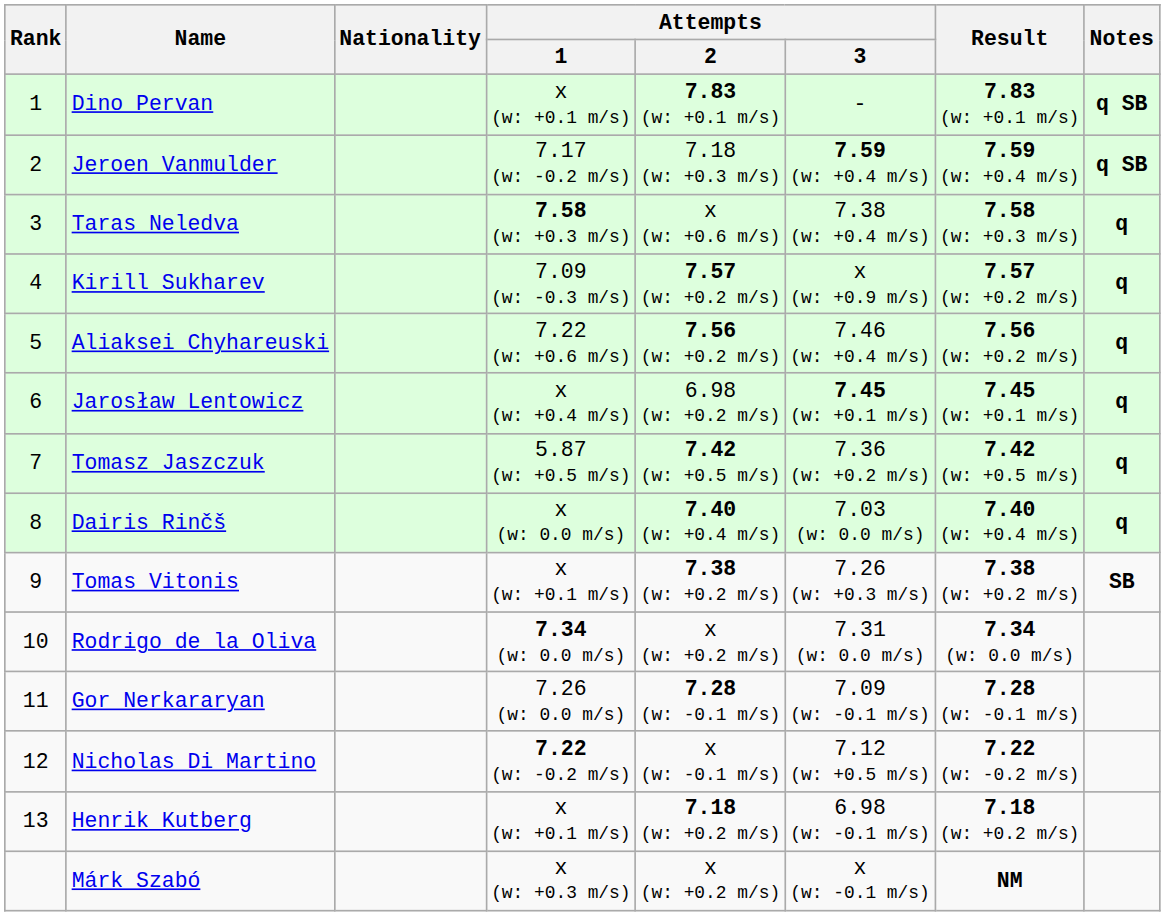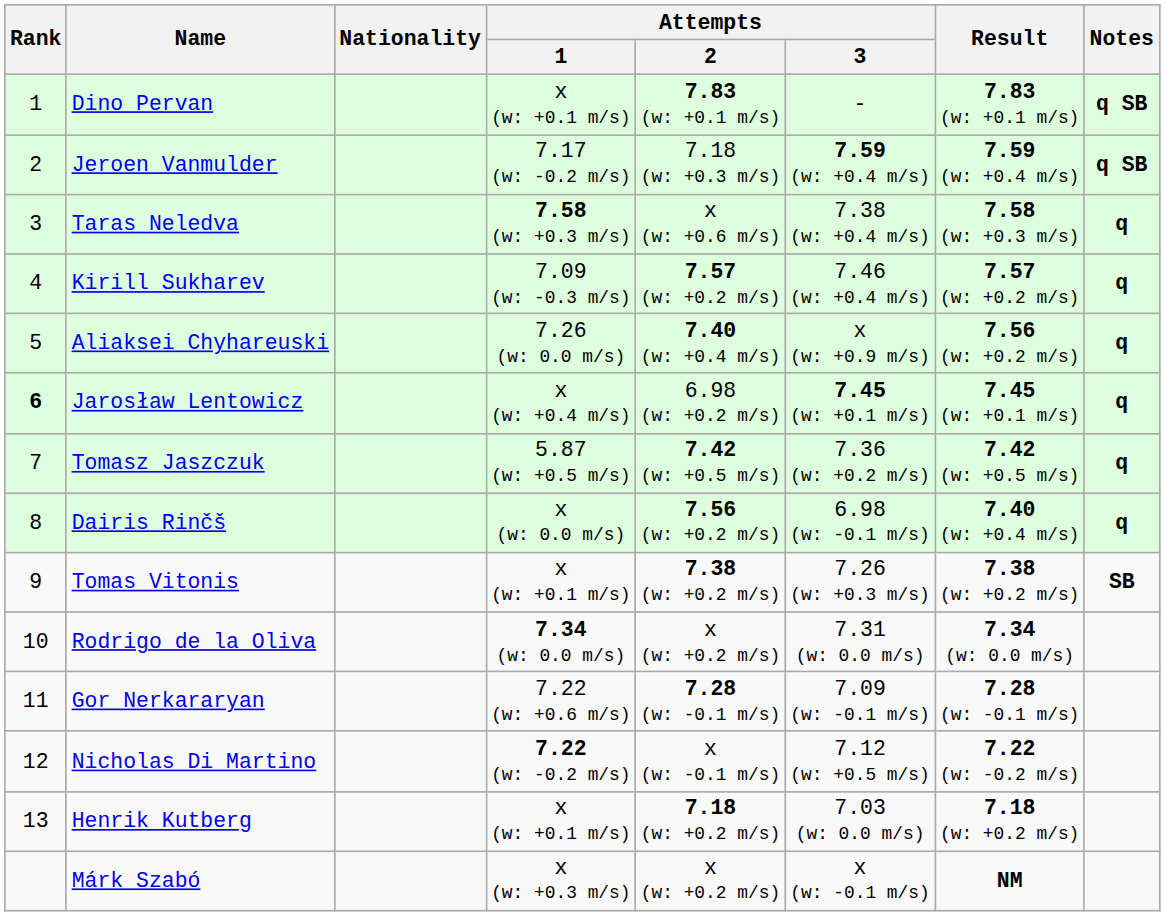(860, 283) x (w: +0.9 m/s) -> (860, 283) 7.46 (w: +0.4 m/s)
(561, 343) 7.22 (w: +0.6 m/s) -> (561, 343) 7.26 (w: 0.0 m/s)
(710, 343) 7.56 (w: +0.2 m/s) -> (710, 343) 7.40 (w: +0.4 m/s)
(860, 343) 7.46 (w: +0.4 m/s) -> (860, 343) x (w: +0.9 m/s)
(36, 403) normal -> (36, 403) bold
(710, 522) 7.40 (w: +0.4 m/s) -> (710, 522) 7.56 (w: +0.2 m/s)
(860, 522) 7.03 (w: 0.0 m/s) -> (860, 522) 6.98 (w: -0.1 m/s)
(561, 701) 7.26 (w: 0.0 m/s) -> (561, 701) 7.22 (w: +0.6 m/s)
(860, 820) 6.98 (w: -0.1 m/s) -> (860, 820) 7.03 (w: 0.0 m/s)
